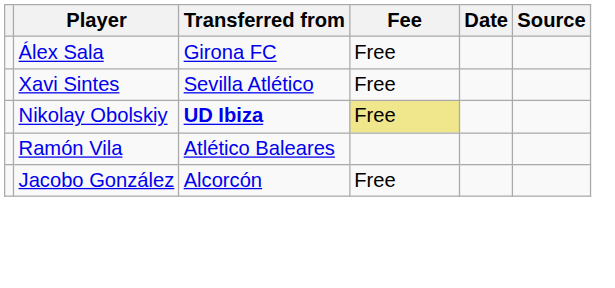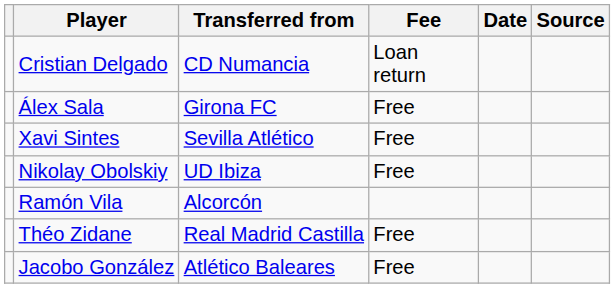+ row: (93, 63)
(223, 116) bold -> (222, 171) normal
(375, 116) khaki background -> (394, 171) no background
(259, 148) Atlético Baleares -> (223, 203) Alcorcón
+ row: (75, 235)
(223, 180) Alcorcón -> (259, 266) Atlético Baleares
